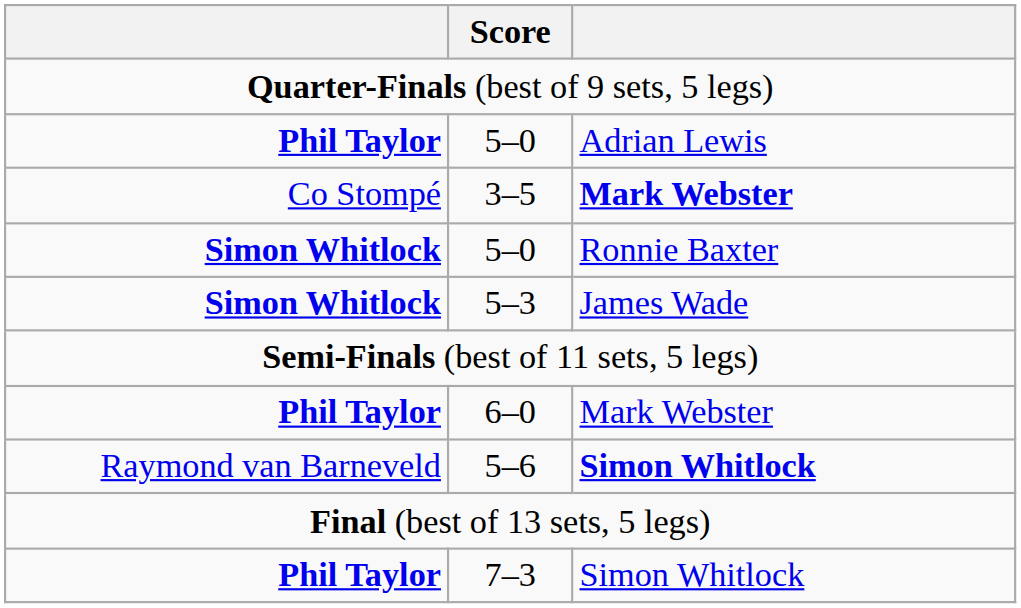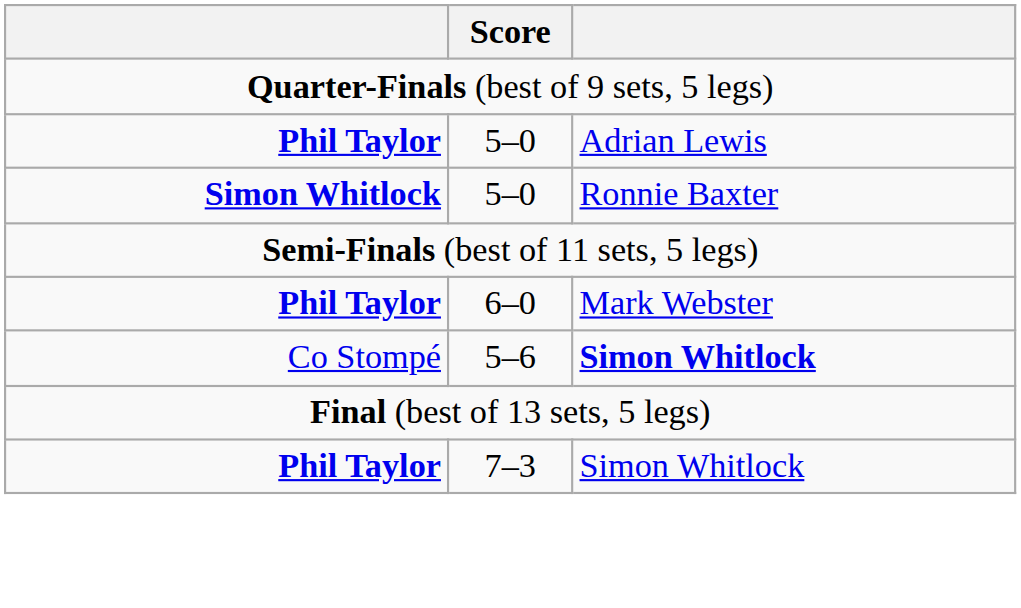- row: (510, 194)
- row: (510, 303)
(271, 466) Raymond van Barneveld -> (364, 357) Co Stompé
